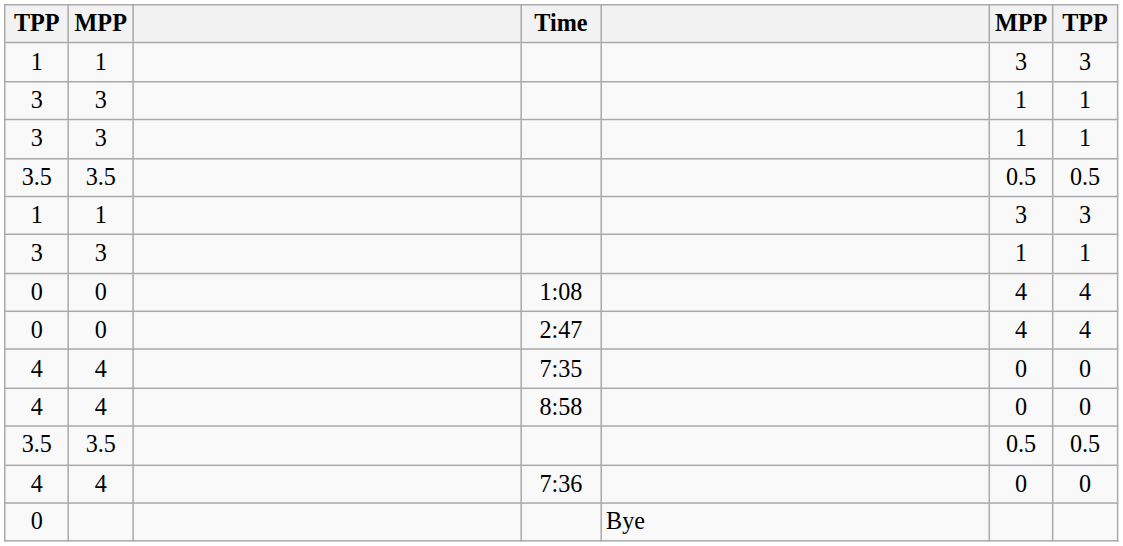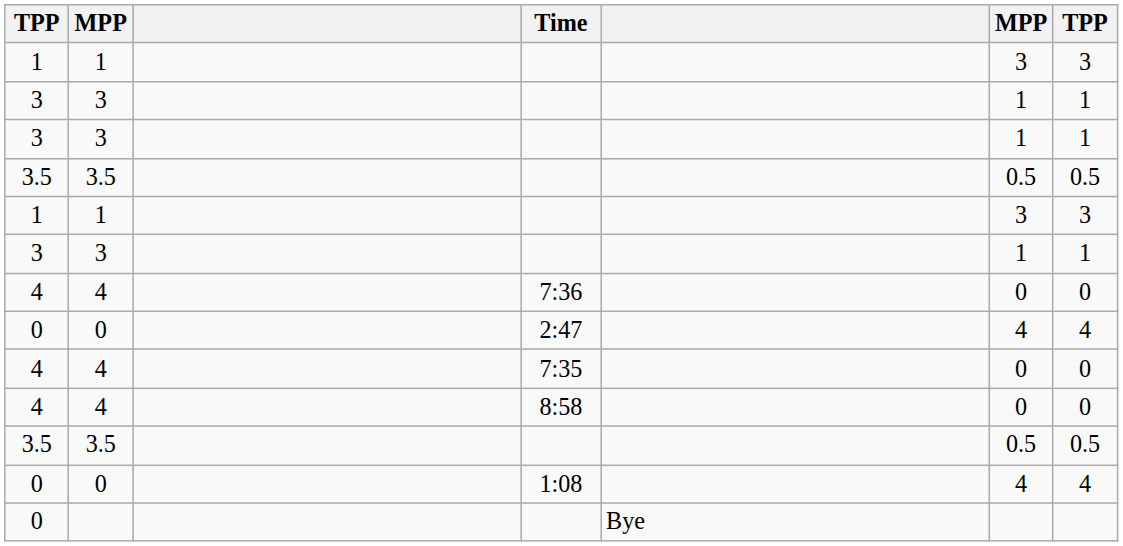rows swapped: (101, 291) <-> (101, 483)
